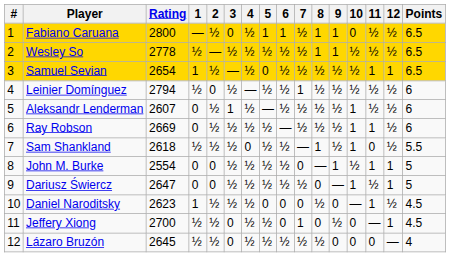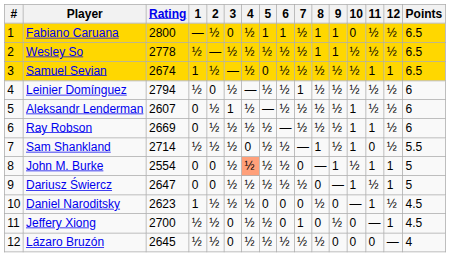(162, 71) 2654 -> (162, 71) 2674
(162, 147) 2618 -> (162, 147) 2714
(249, 166) no background -> (249, 166) lightsalmon background
